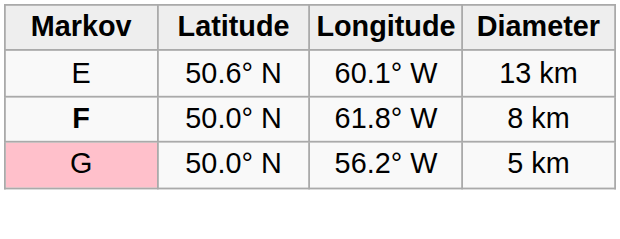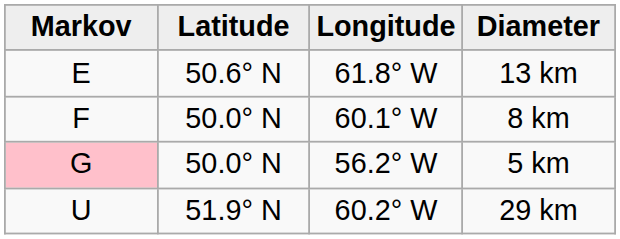(386, 73) 60.1° W -> (386, 73) 61.8° W
(81, 118) bold -> (81, 118) normal
(386, 118) 61.8° W -> (386, 118) 60.1° W
+ row: (538, 210)
